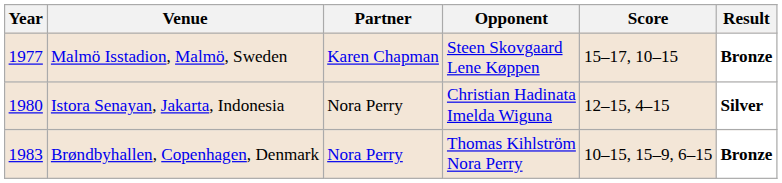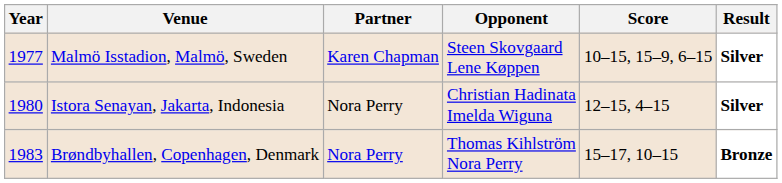(631, 57) 15–17, 10–15 -> (648, 57) 10–15, 15–9, 6–15
(746, 57) Bronze -> (742, 57) Silver
(648, 154) 10–15, 15–9, 6–15 -> (631, 154) 15–17, 10–15
